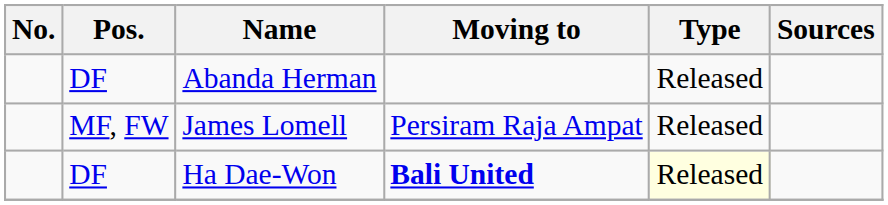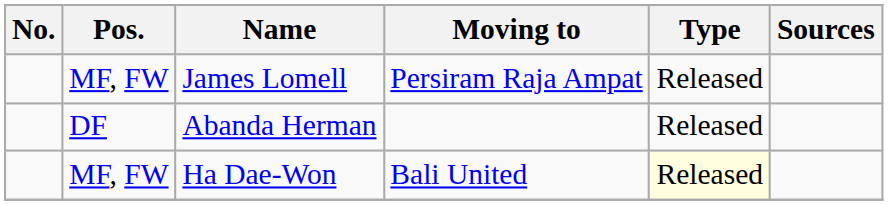rows swapped: (279, 77) <-> (265, 126)
(88, 175) DF -> (119, 175) MF, FW
(462, 175) bold -> (459, 175) normal
